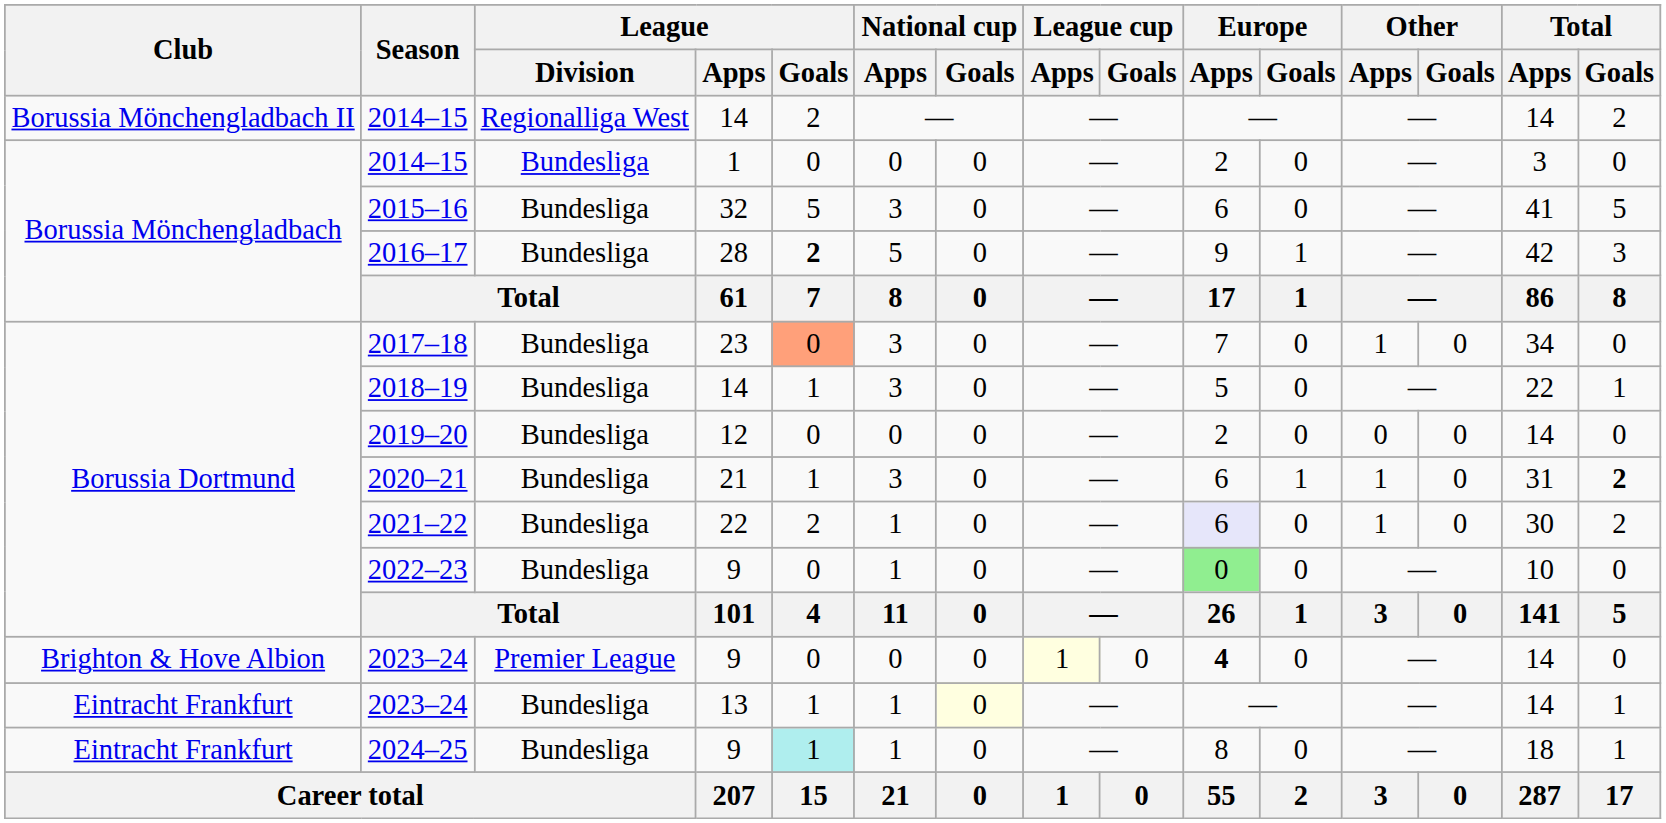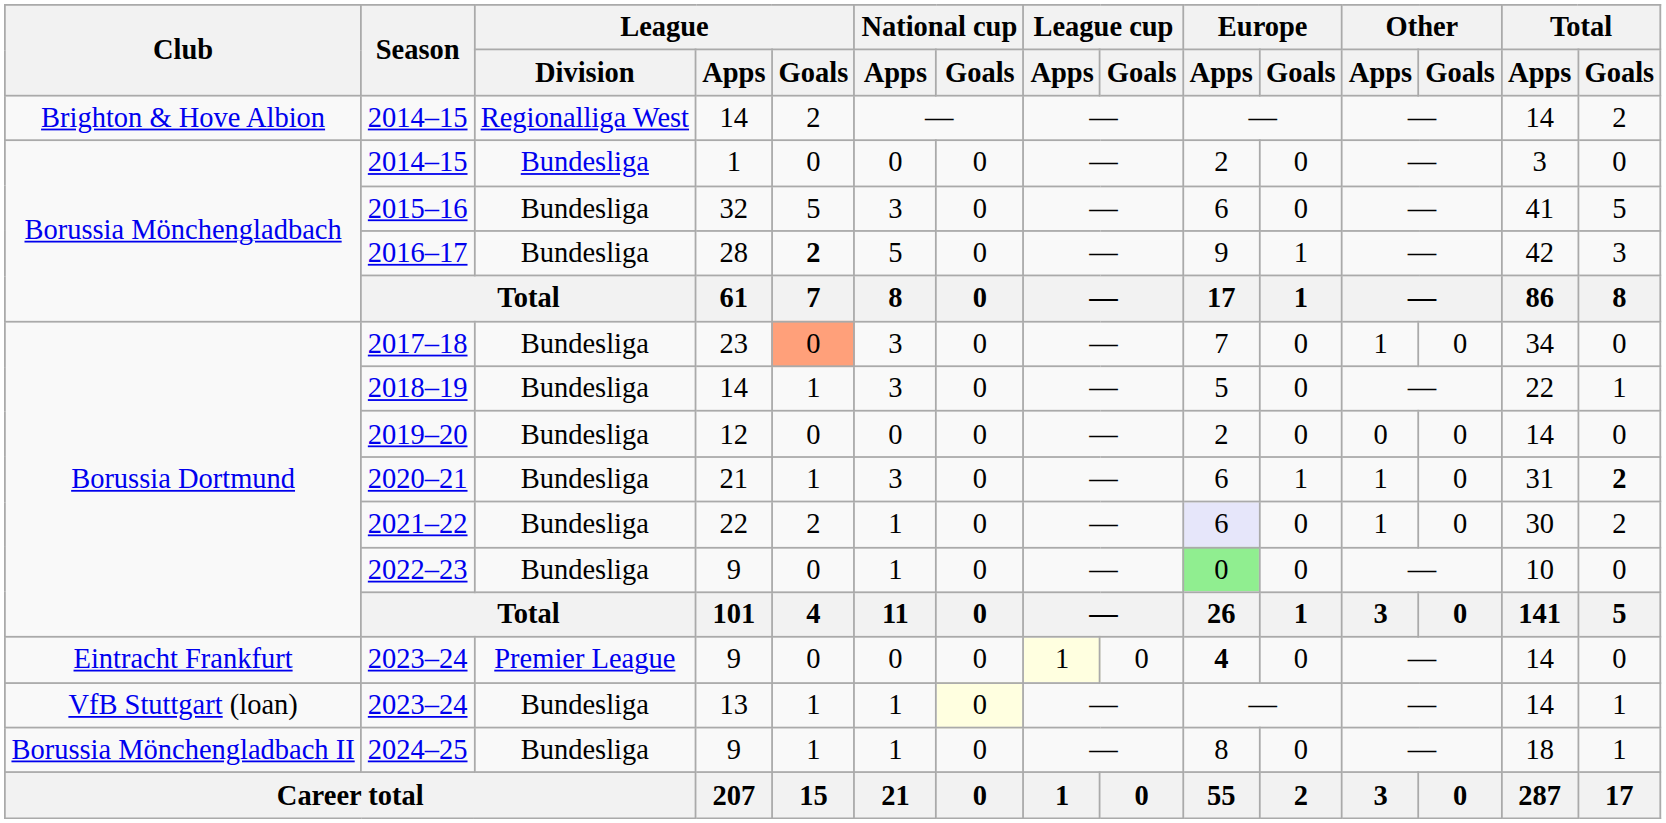(183, 117) Borussia Mönchengladbach II -> (183, 117) Brighton & Hove Albion
(183, 659) Brighton & Hove Albion -> (183, 659) Eintracht Frankfurt
(183, 704) Eintracht Frankfurt -> (183, 704) VfB Stuttgart (loan)
(183, 749) Eintracht Frankfurt -> (183, 749) Borussia Mönchengladbach II
(813, 749) paleturquoise background -> (813, 749) no background
